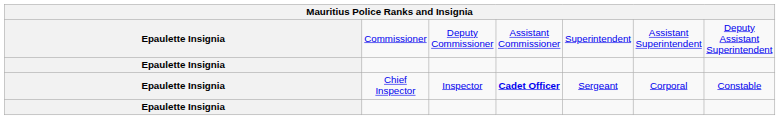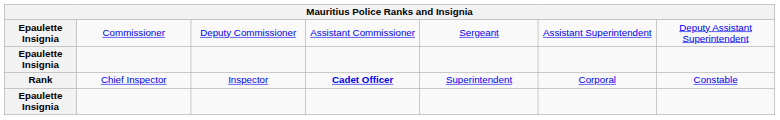(598, 38) Superintendent -> (479, 33) Sergeant
(183, 86) Epaulette Insignia -> (40, 80) Rank
(598, 86) Sergeant -> (479, 80) Superintendent
